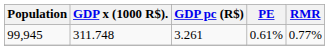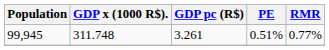(266, 34) 0.61% -> (266, 34) 0.51%
